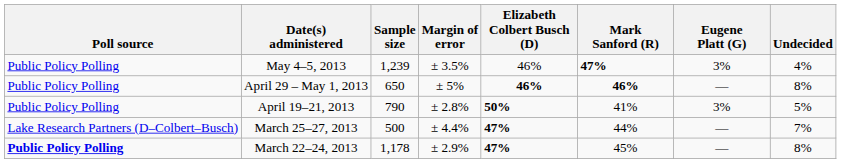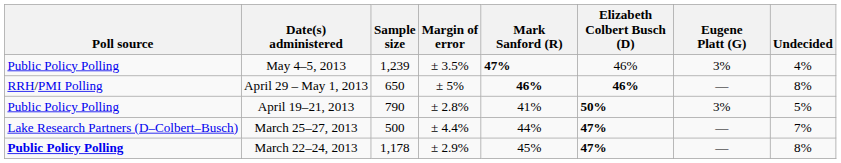columns swapped: (626, 37) <-> (529, 29)
(63, 86) Public Policy Polling -> (55, 86) RRH/PMI Polling
